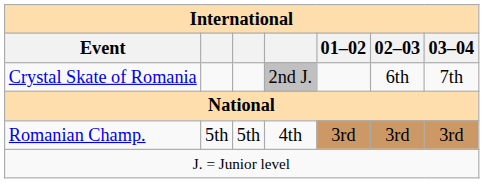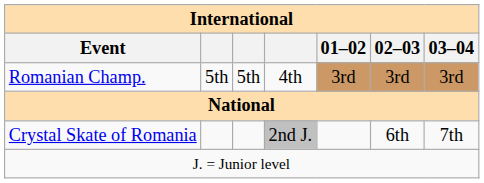rows swapped: (103, 76) <-> (77, 134)
